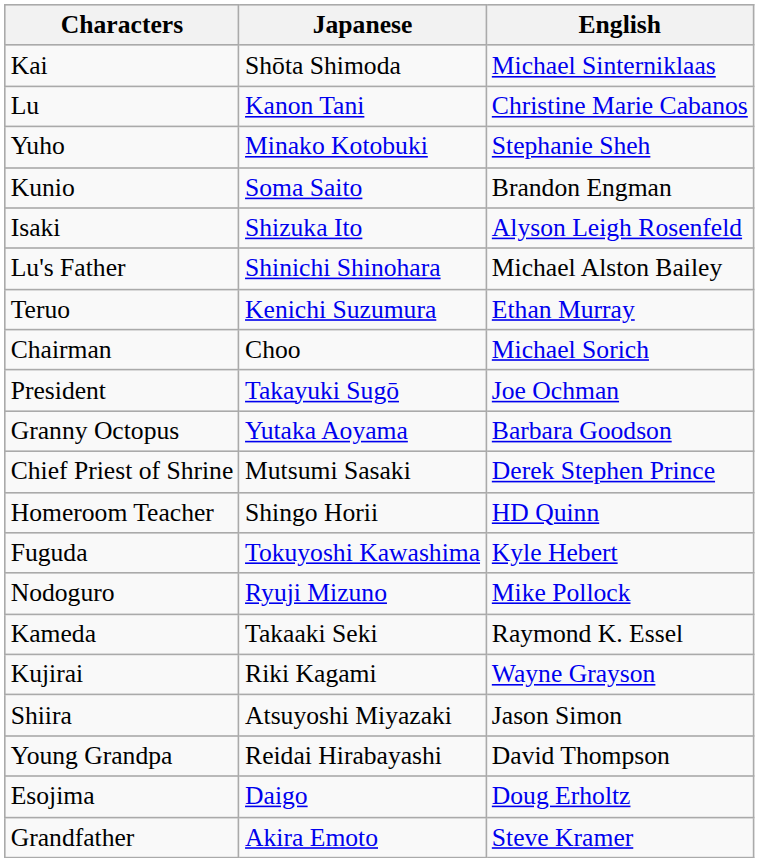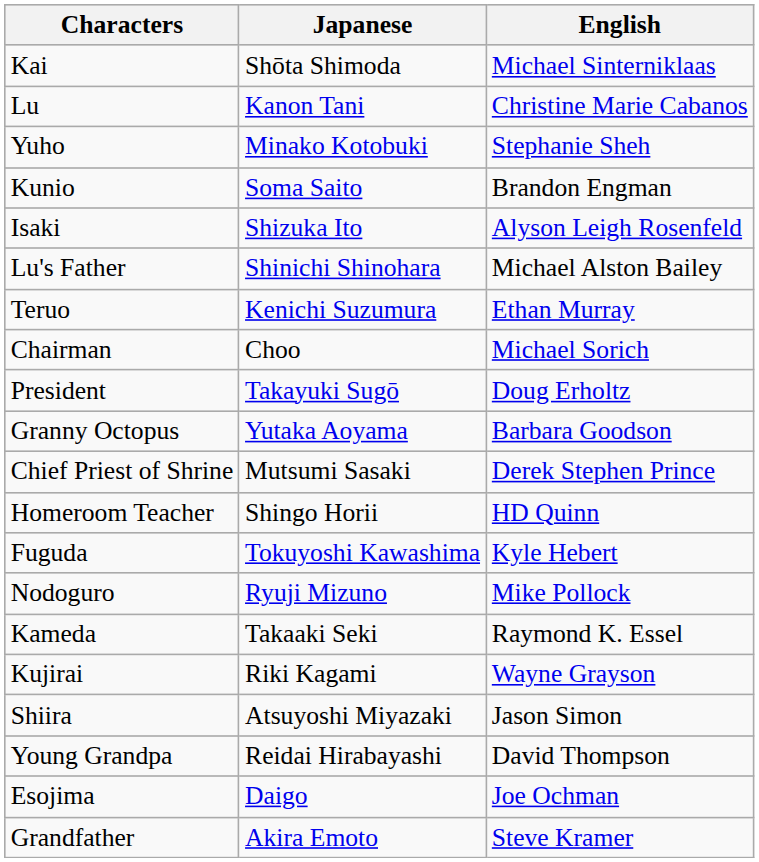(555, 390) Joe Ochman -> (561, 390) Doug Erholtz
(561, 796) Doug Erholtz -> (555, 796) Joe Ochman
